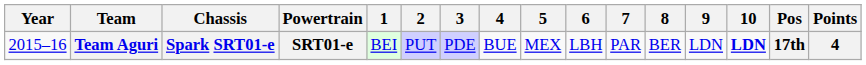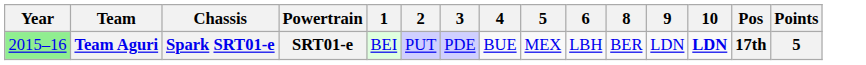- column: (626, 17)
(38, 45) no background -> (38, 45) lightgreen background
(835, 45) 4 -> (796, 45) 5
